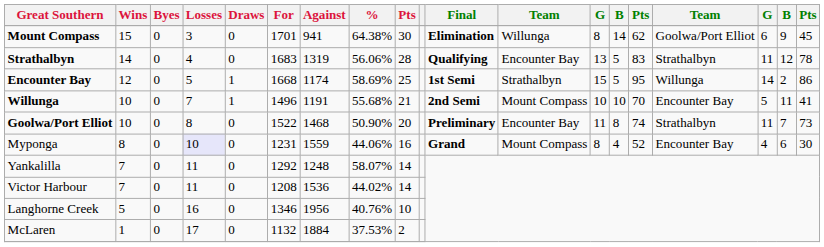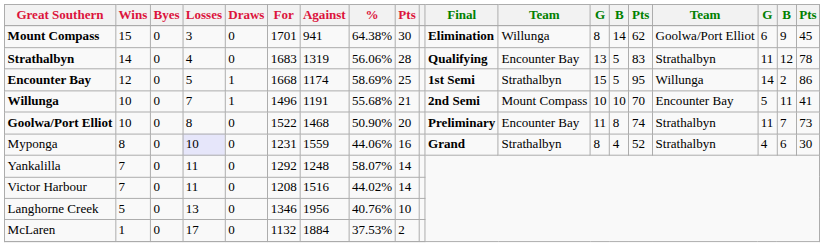(544, 144) Mount Compass -> (532, 144) Strathalbyn
(695, 144) Encounter Bay -> (686, 144) Strathalbyn
(316, 187) 1536 -> (316, 187) 1516
(192, 208) 16 -> (192, 208) 13
